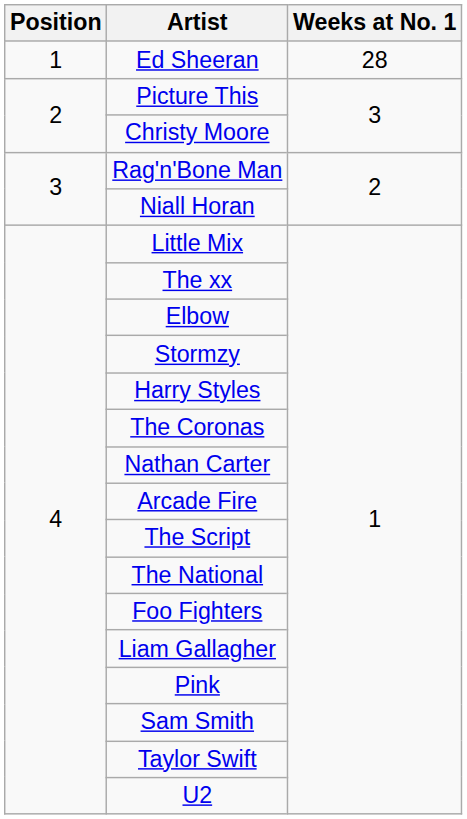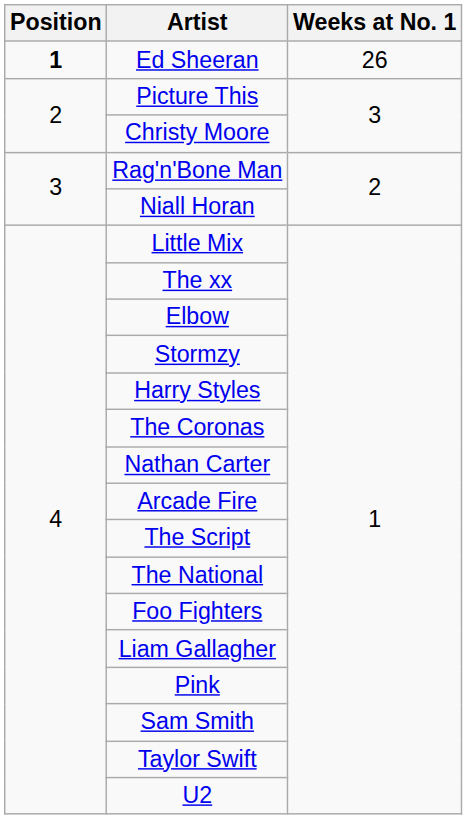(56, 59) normal -> (56, 59) bold
(375, 59) 28 -> (375, 59) 26
